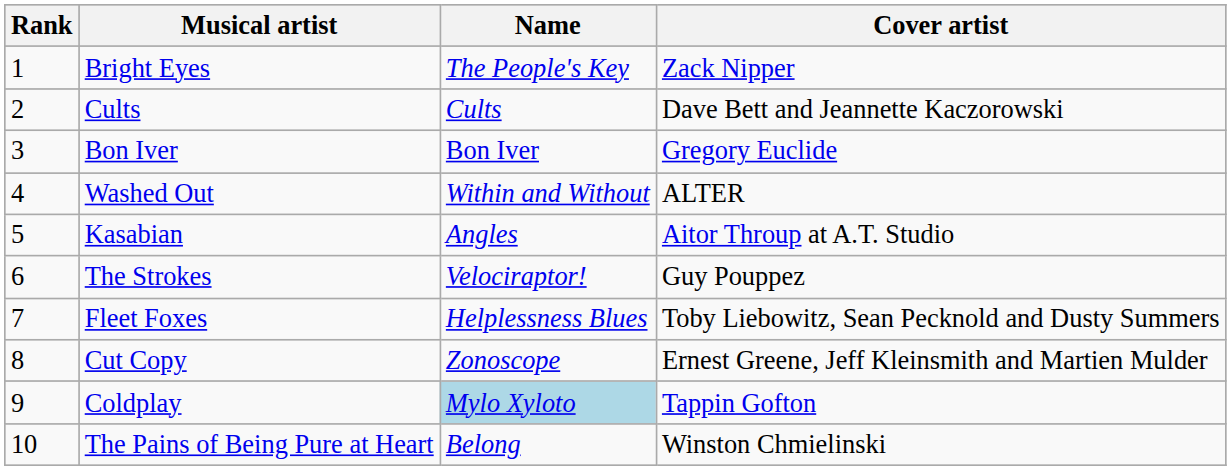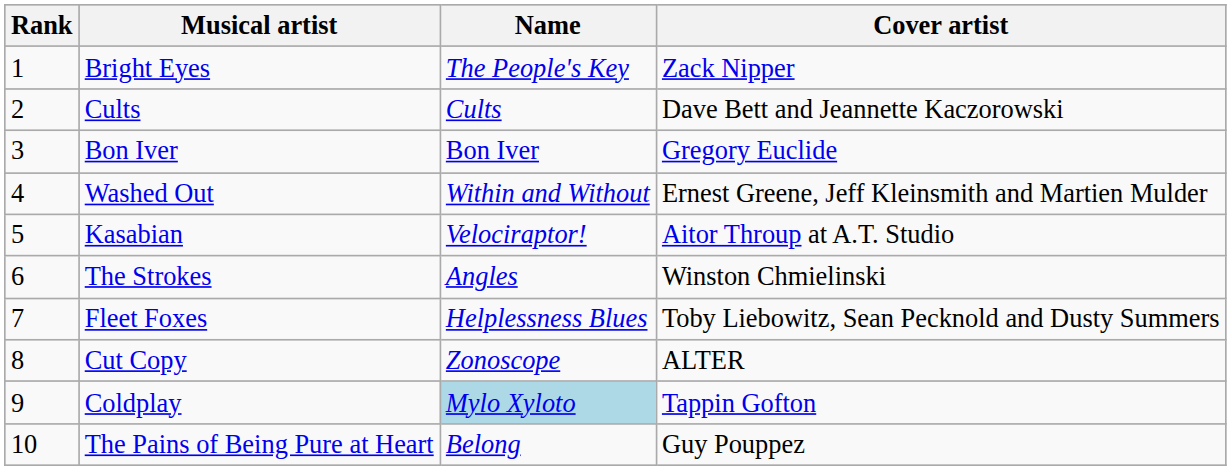(703, 192) ALTER -> (935, 192) Ernest Greene, Jeff Kleinsmith and Martien Mulder
(482, 234) Angles -> (516, 234) Velociraptor!
(516, 276) Velociraptor! -> (482, 276) Angles
(733, 276) Guy Pouppez -> (774, 276) Winston Chmielinski
(935, 360) Ernest Greene, Jeff Kleinsmith and Martien Mulder -> (703, 360) ALTER
(774, 444) Winston Chmielinski -> (733, 444) Guy Pouppez
